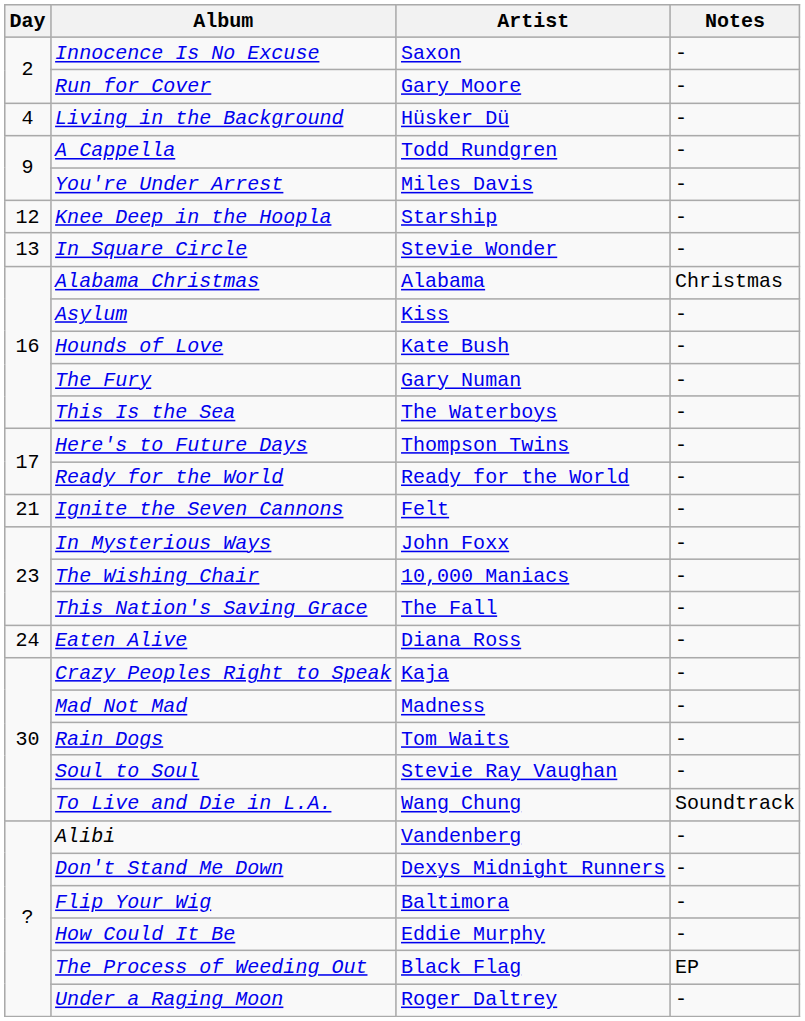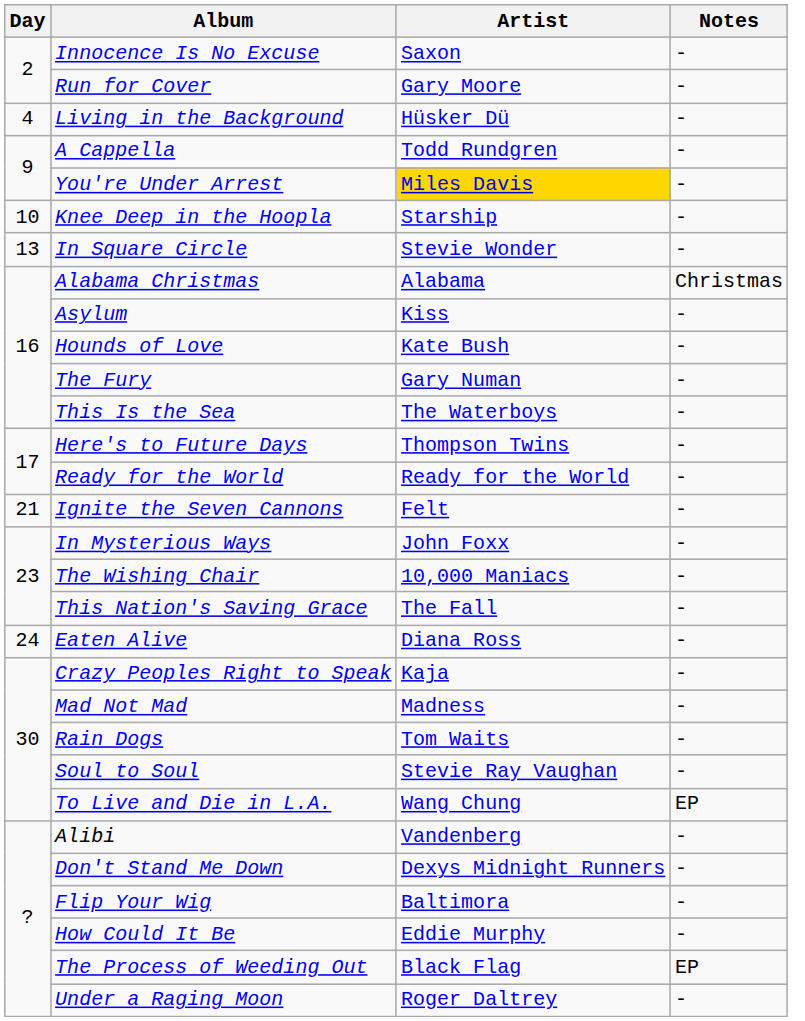(467, 184) no background -> (467, 184) gold background
(28, 217) 12 -> (28, 217) 10
(735, 804) Soundtrack -> (687, 804) EP
